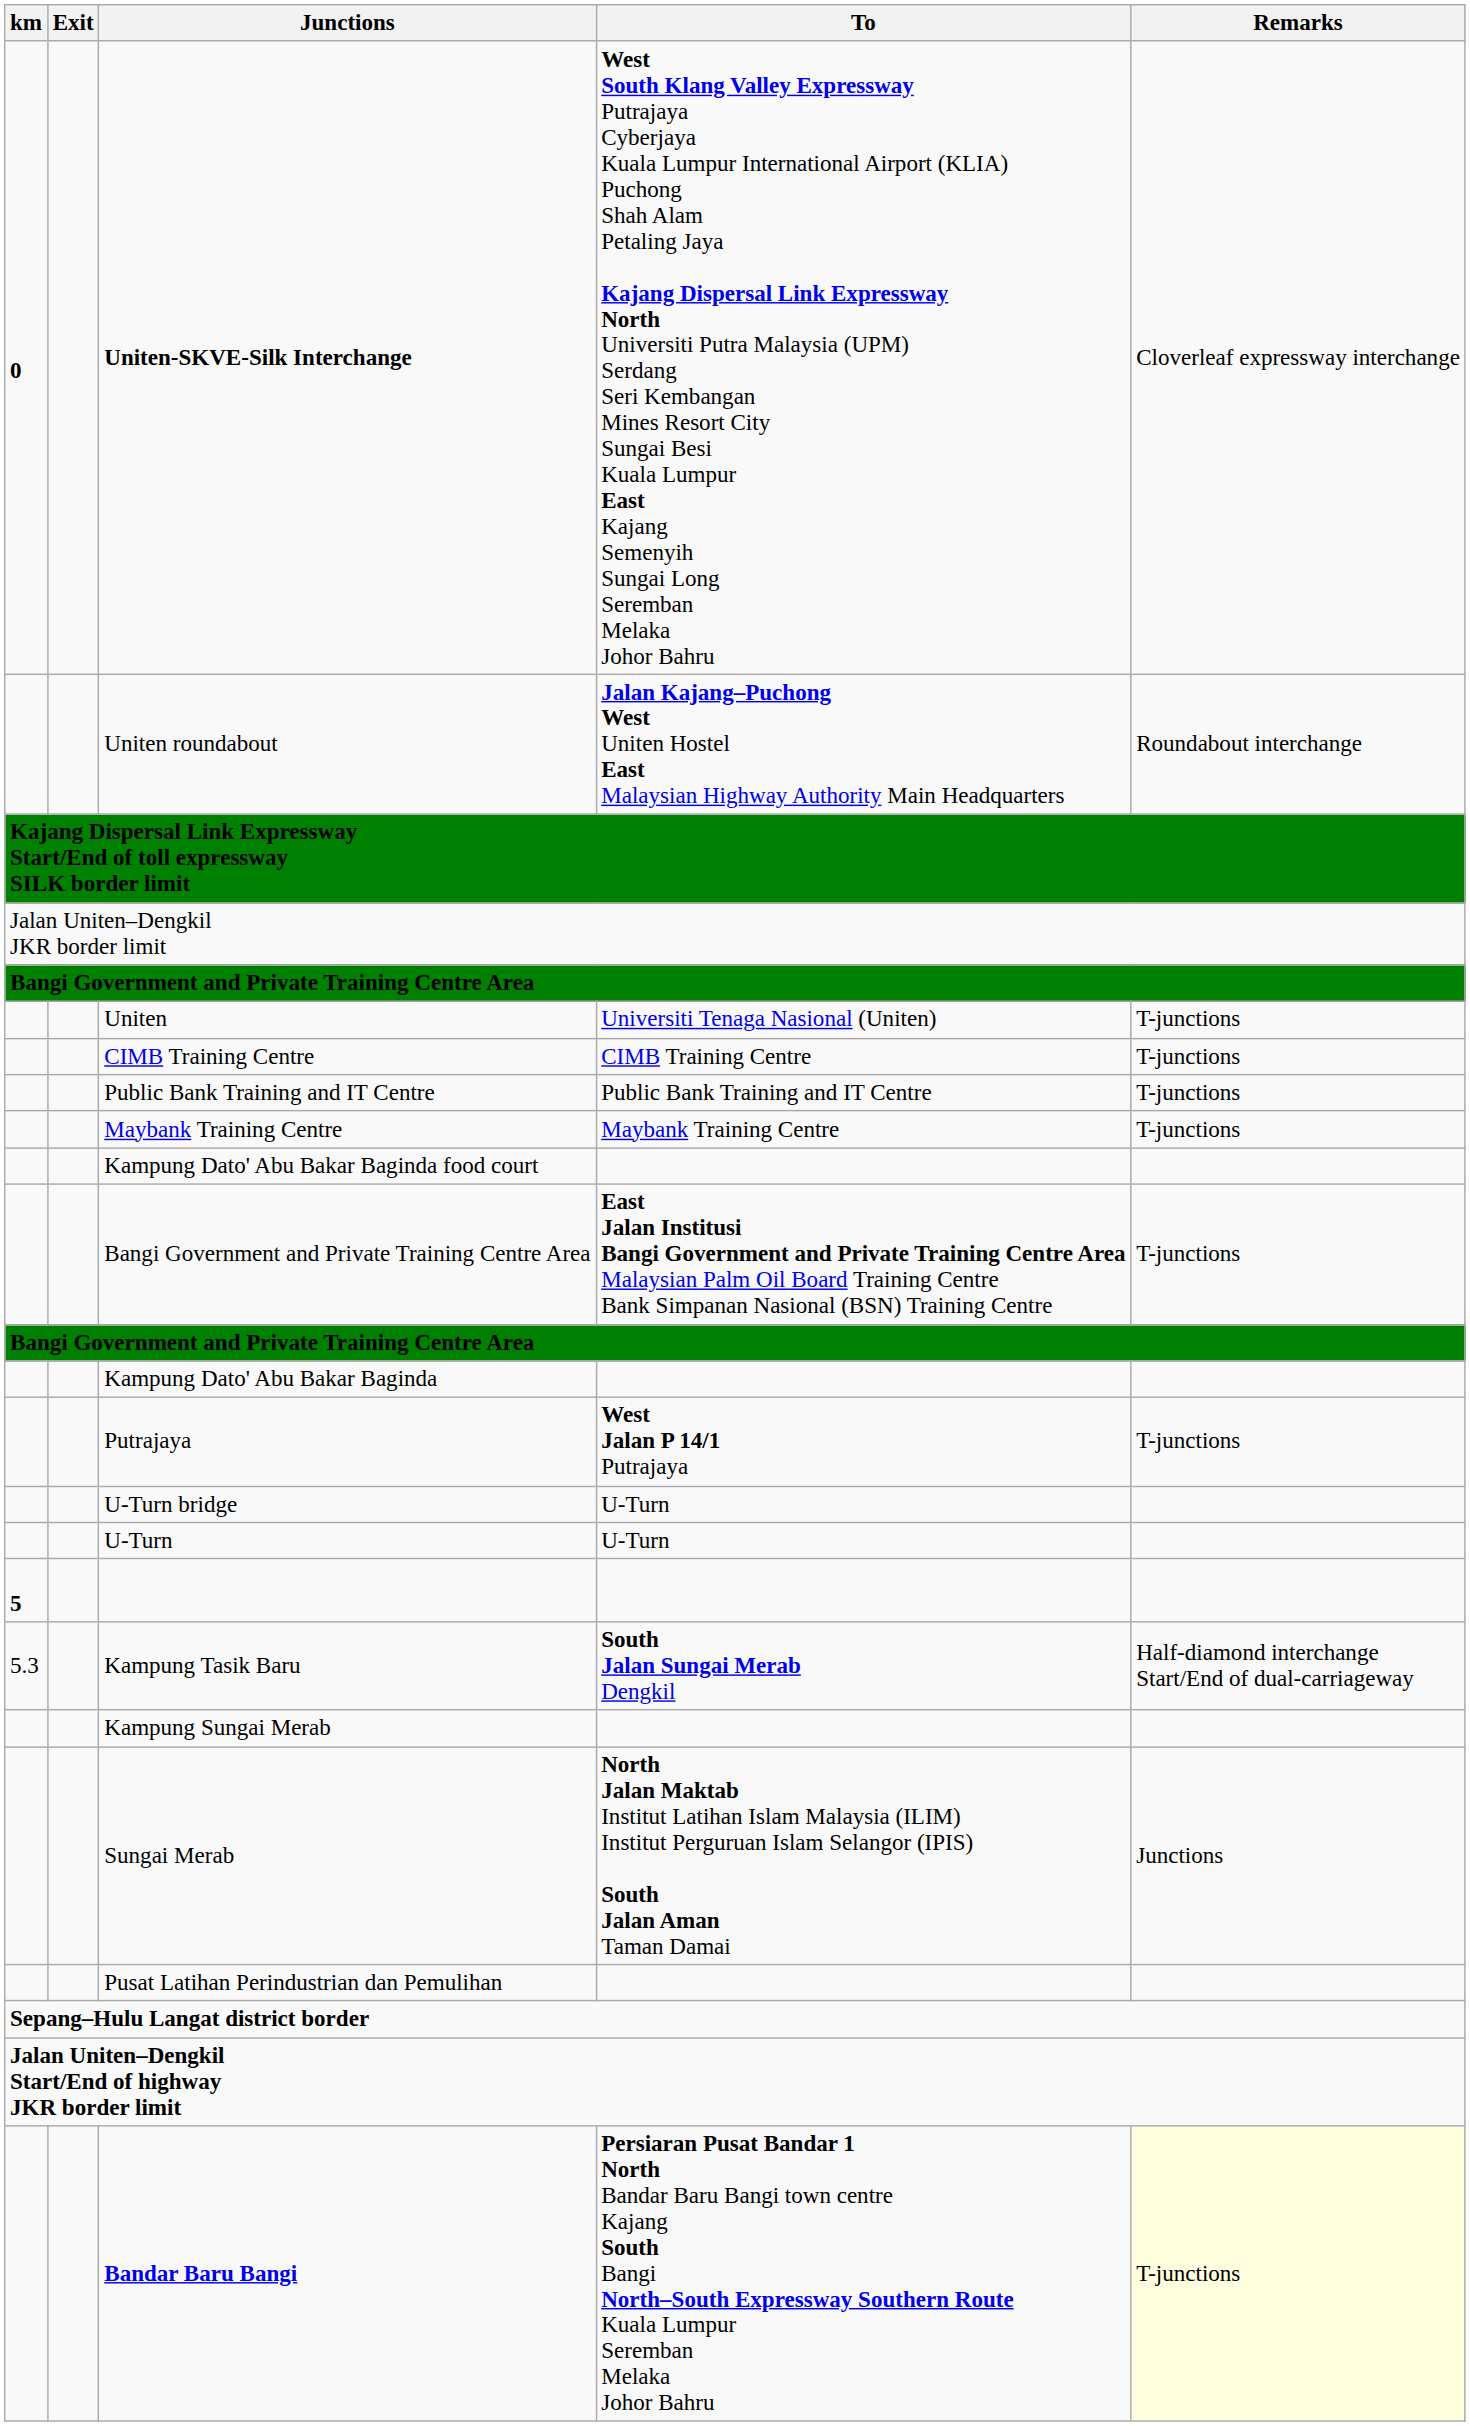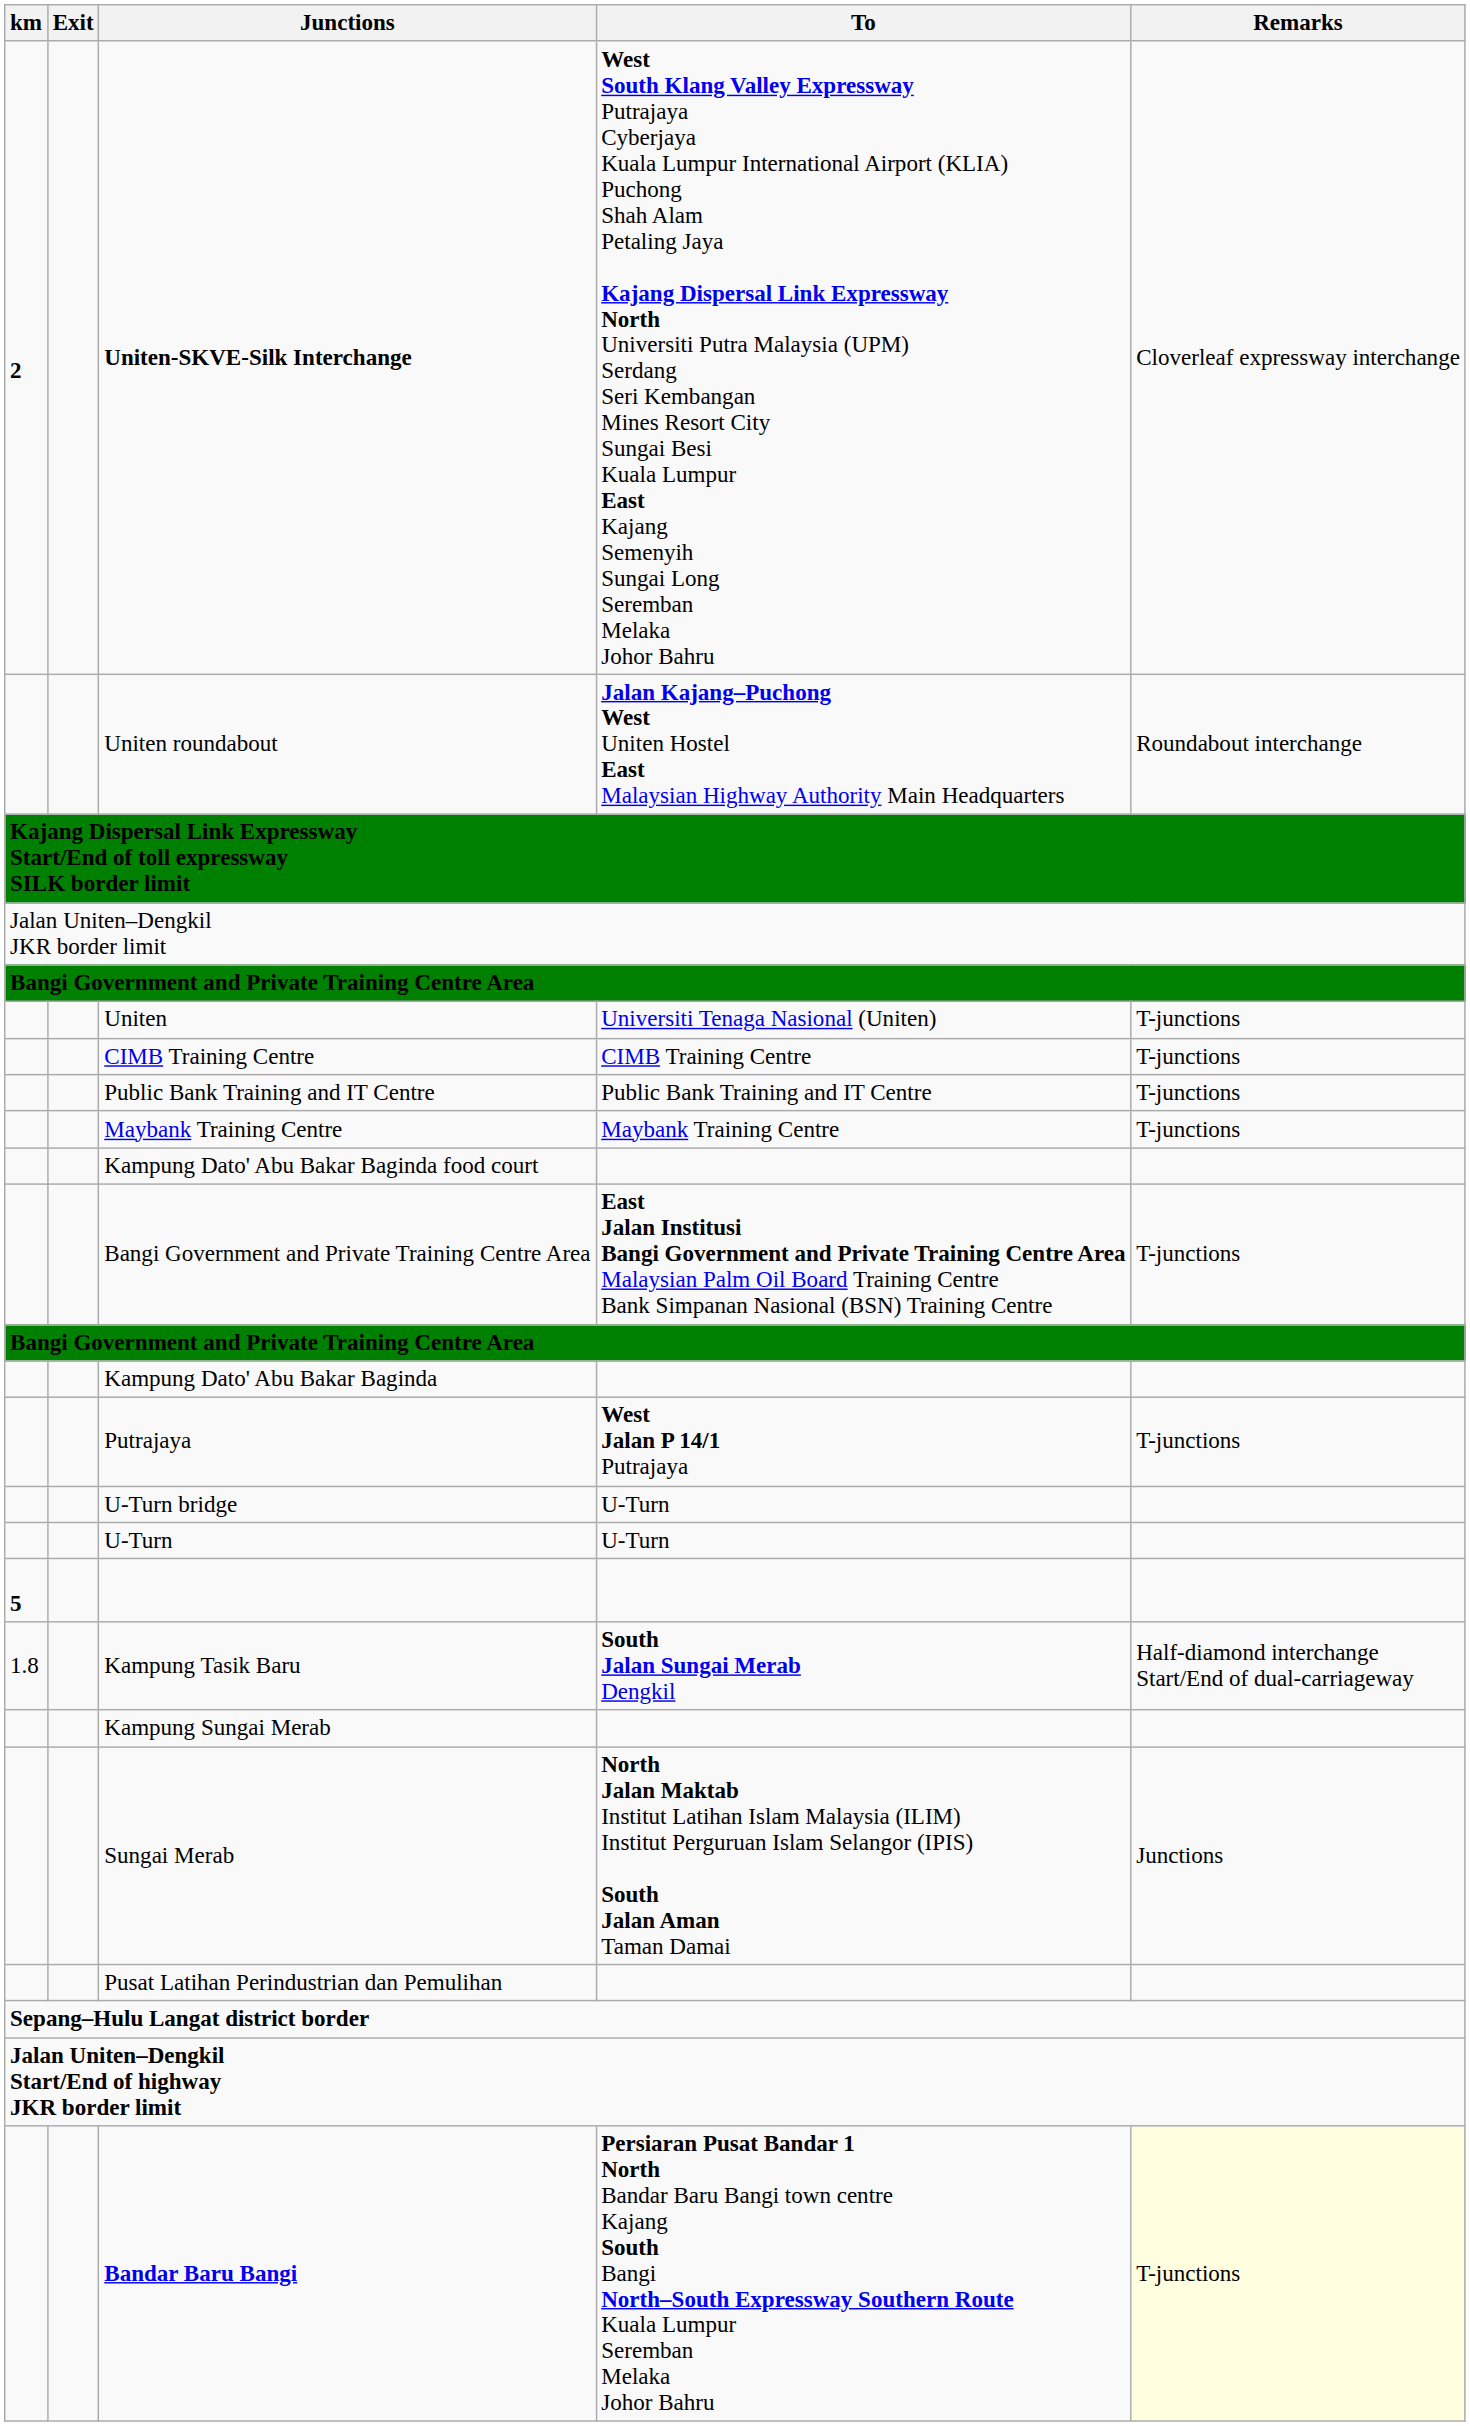(16, 370) 0 -> (16, 370) 2
(24, 1665) 5.3 -> (24, 1665) 1.8
